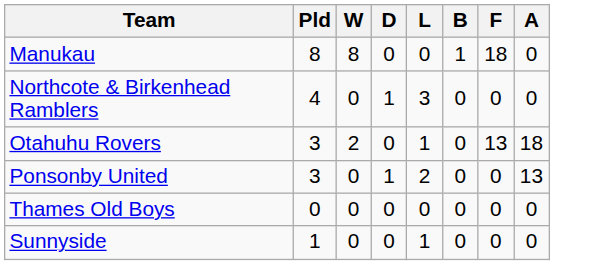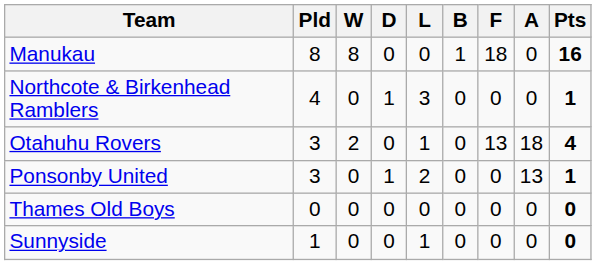+ column: (570, 20)
